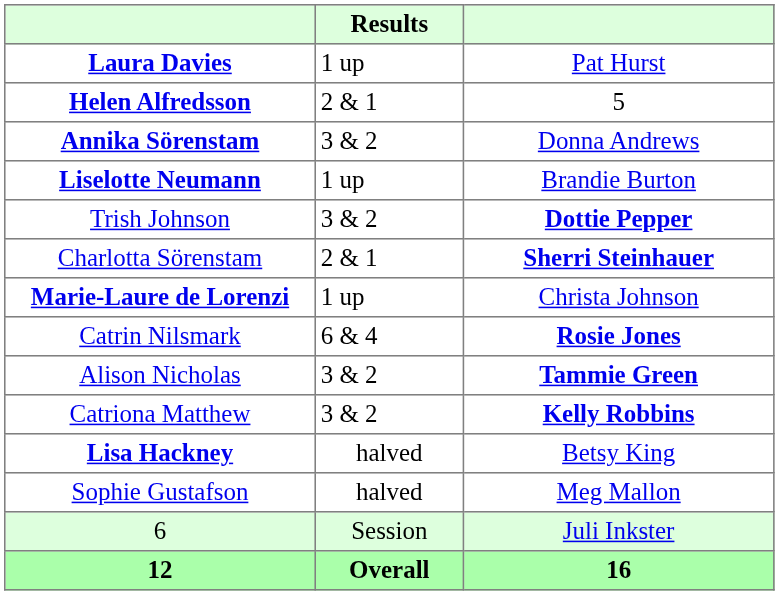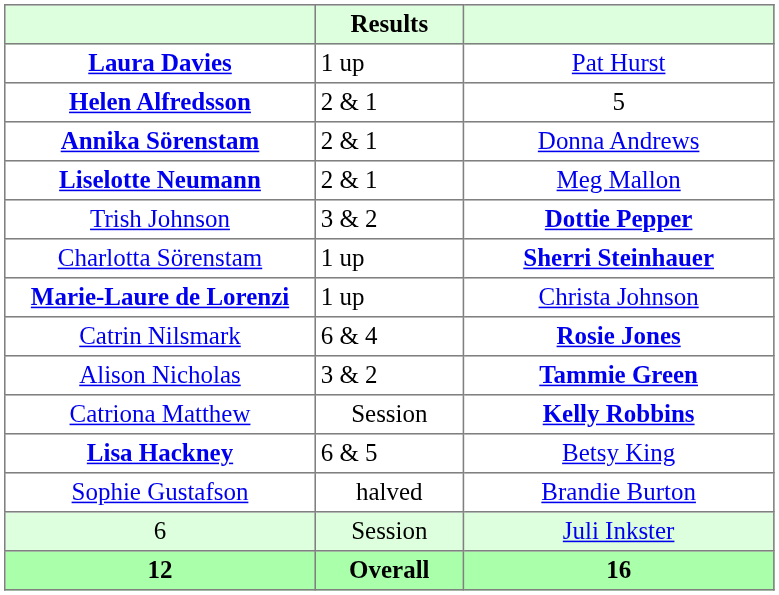(349, 140) 3 & 2 -> (349, 140) 2 & 1
(343, 179) 1 up -> (349, 179) 2 & 1
(619, 179) Brandie Burton -> (619, 179) Meg Mallon
(349, 257) 2 & 1 -> (343, 257) 1 up
(349, 413) 3 & 2 -> (389, 413) Session
(389, 452) halved -> (349, 452) 6 & 5
(619, 491) Meg Mallon -> (619, 491) Brandie Burton
